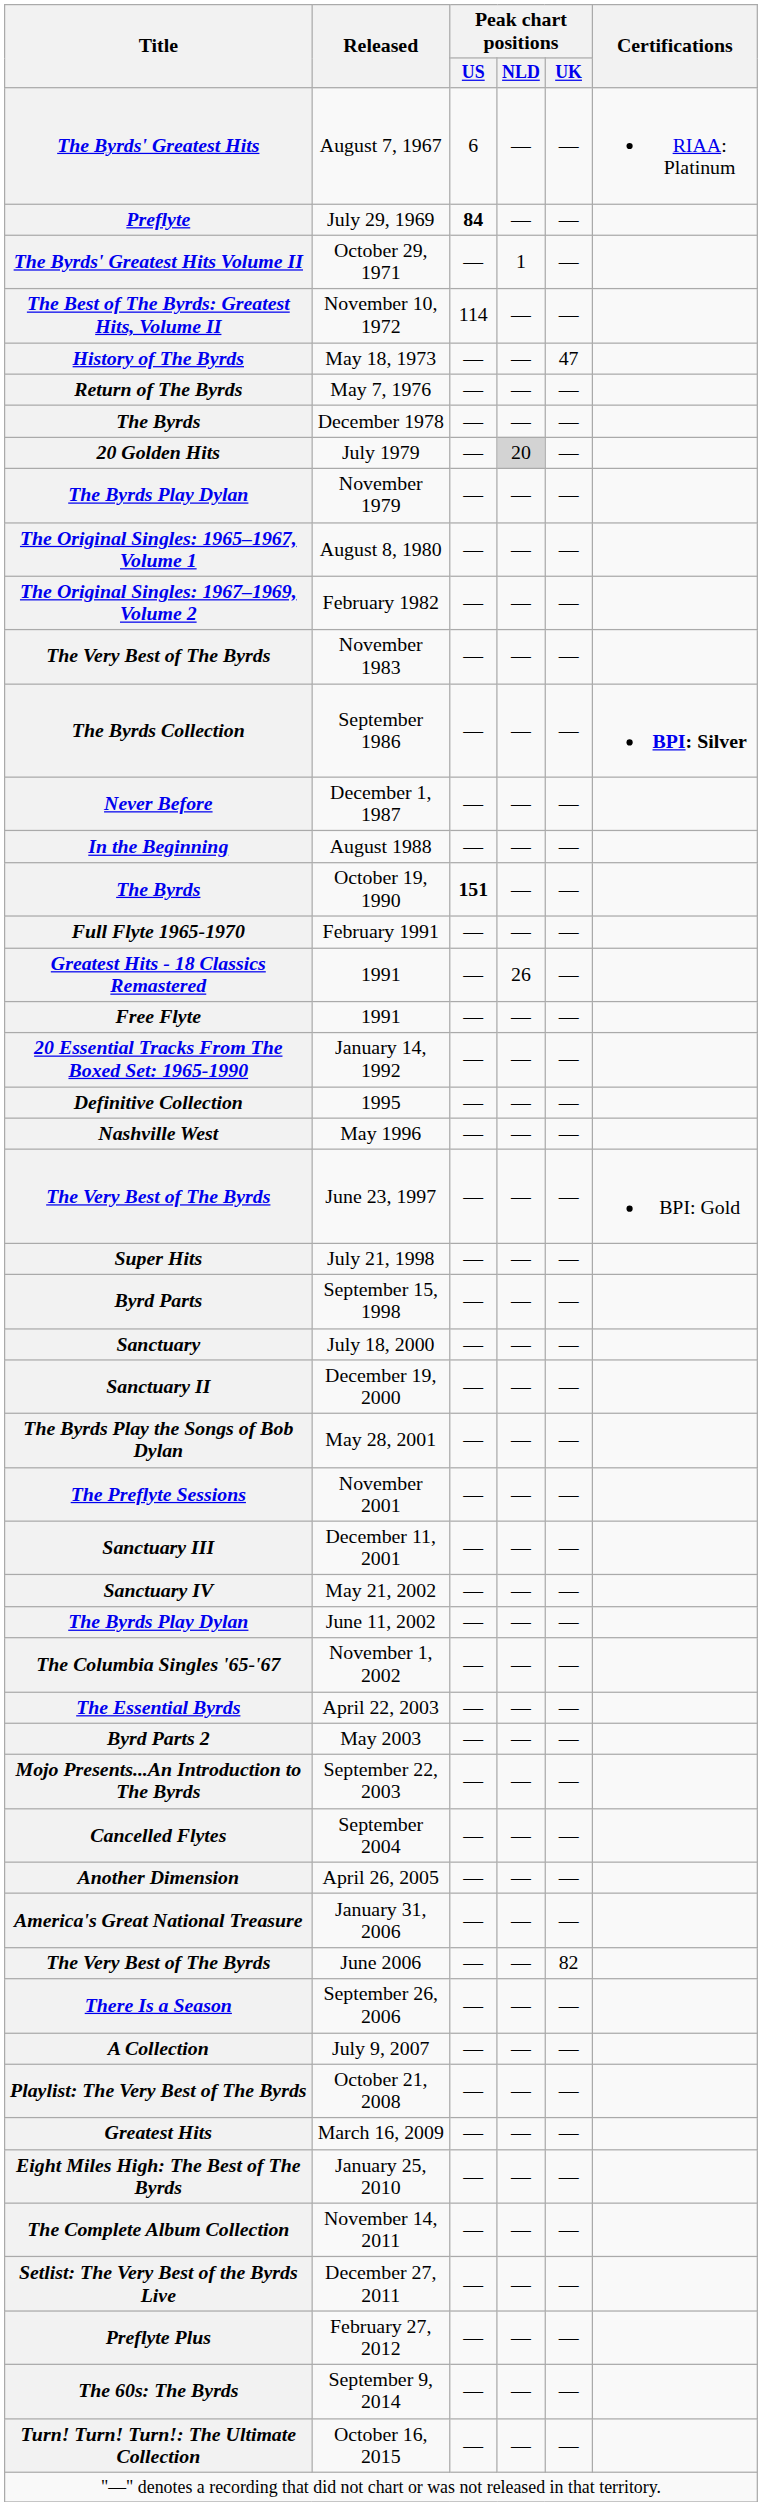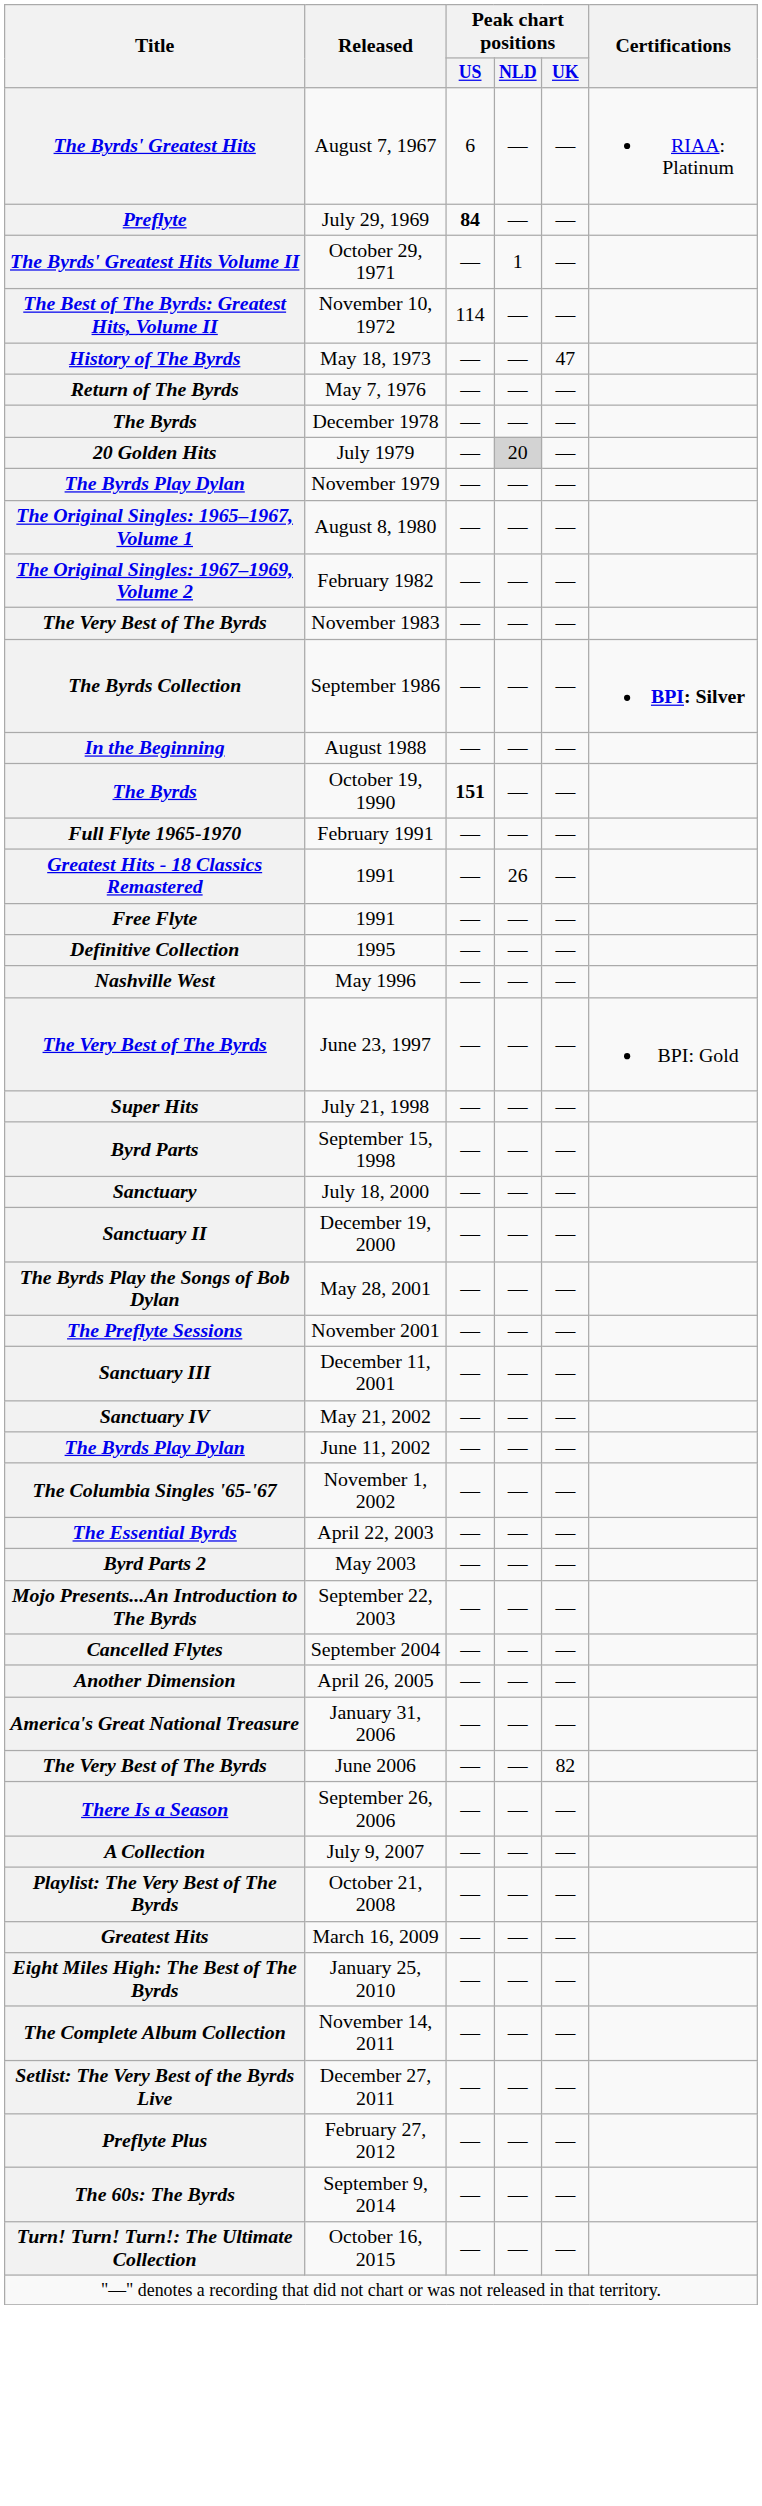- row: (158, 803)
- row: (158, 1059)
